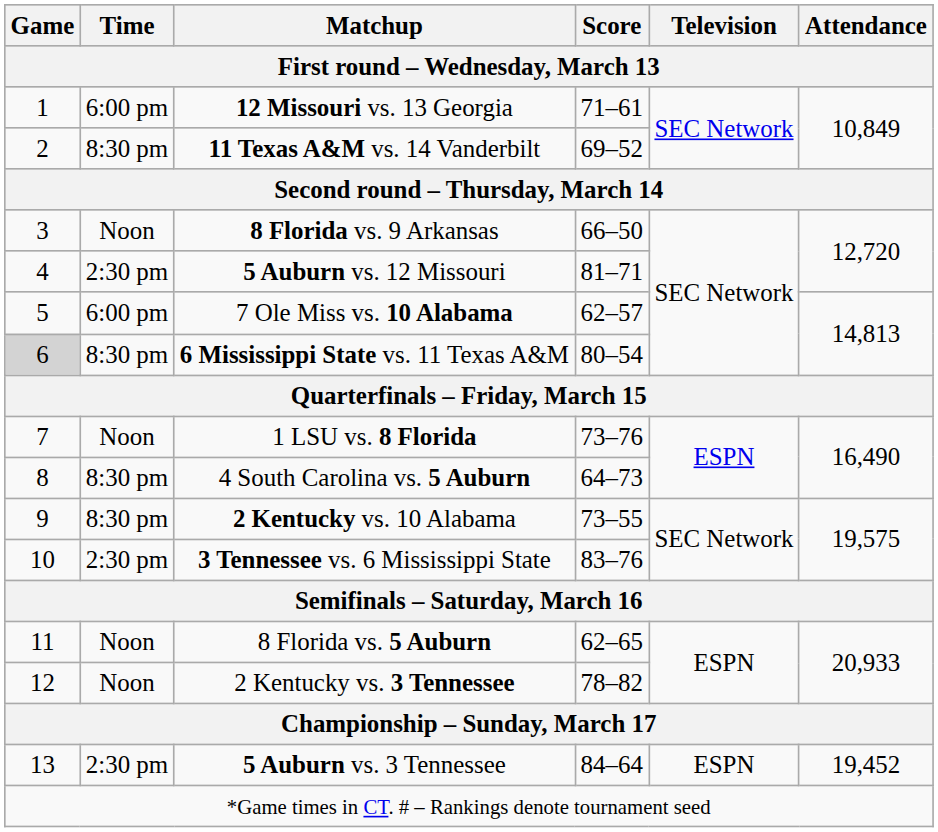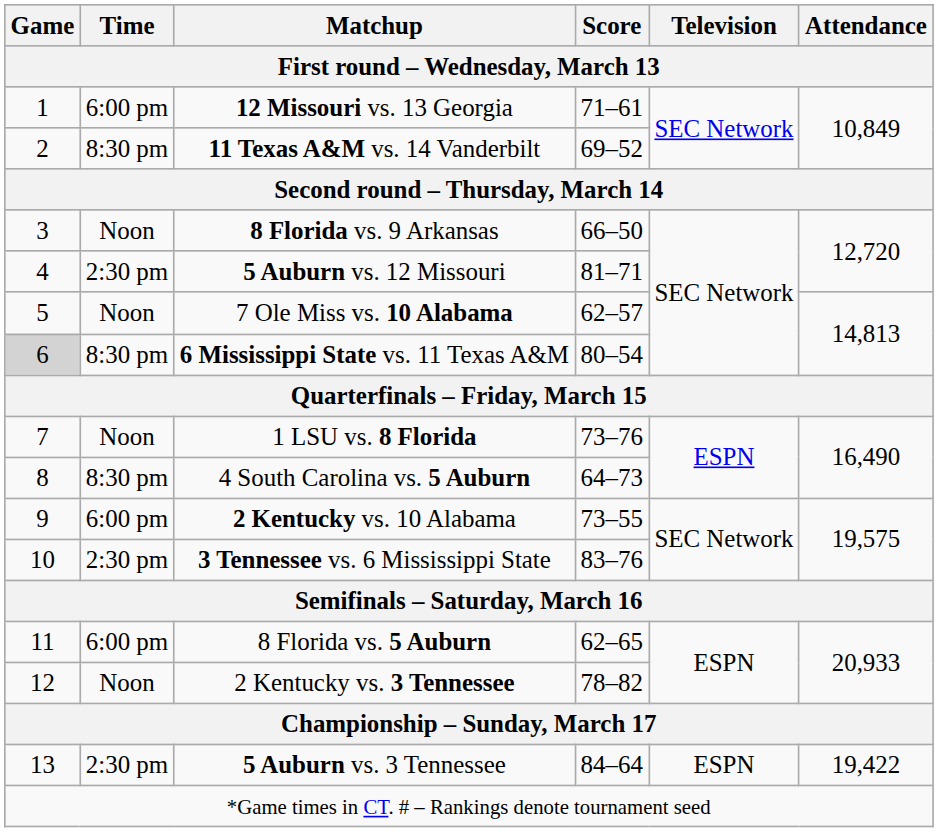(127, 312) 6:00 pm -> (127, 312) Noon
(127, 518) 8:30 pm -> (127, 518) 6:00 pm
(127, 641) Noon -> (127, 641) 6:00 pm
(866, 765) 19,452 -> (866, 765) 19,422
